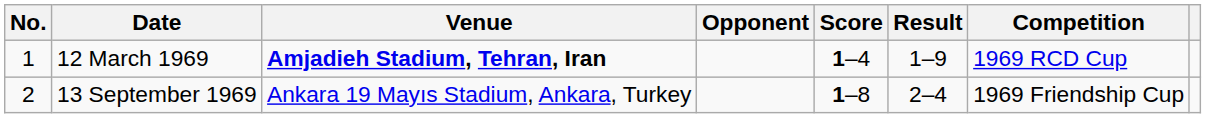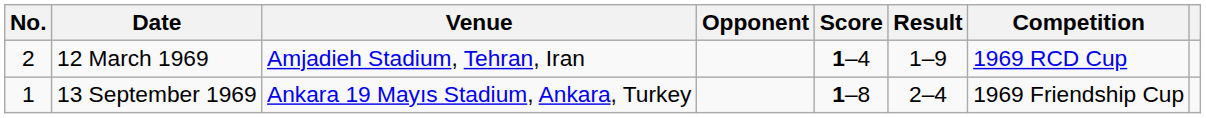(28, 58) 1 -> (28, 58) 2
(437, 58) bold -> (426, 58) normal
(28, 94) 2 -> (28, 94) 1
